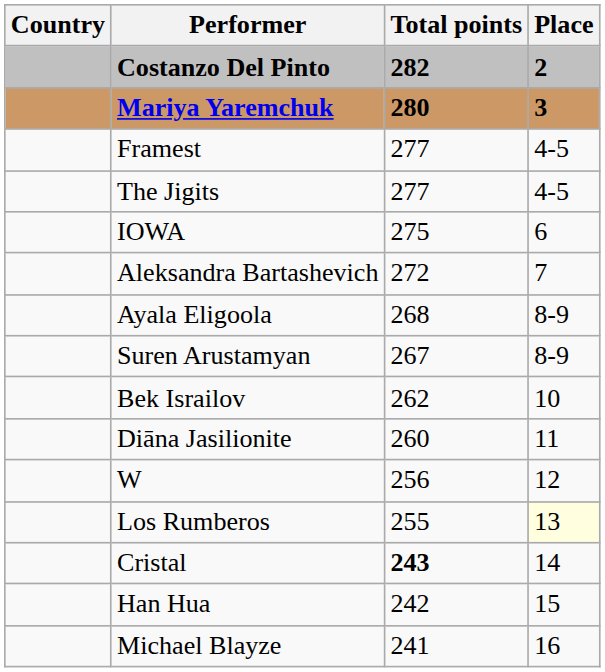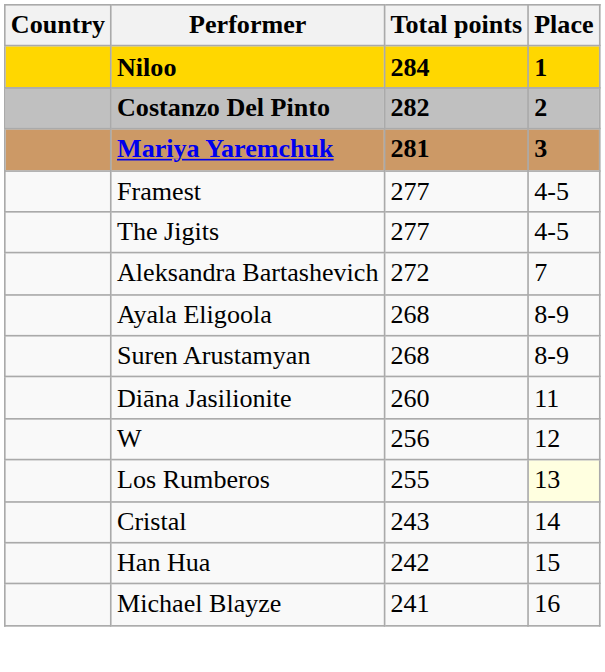+ row: (147, 66)
(410, 107) 280 -> (410, 149) 281
- row: (151, 231)
(410, 356) 267 -> (410, 356) 268
- row: (181, 397)
(410, 562) bold -> (410, 521) normal
